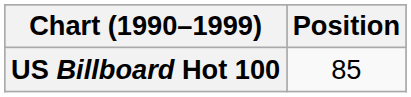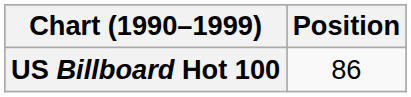(346, 69) 85 -> (346, 69) 86
